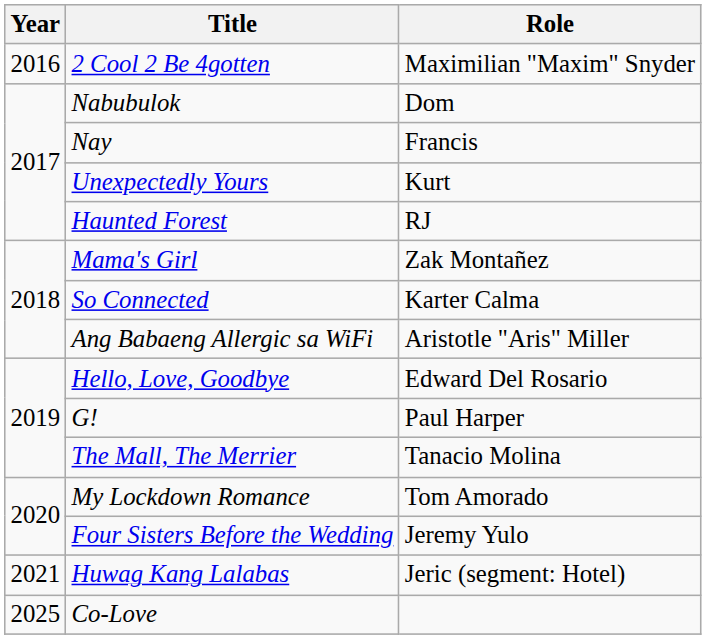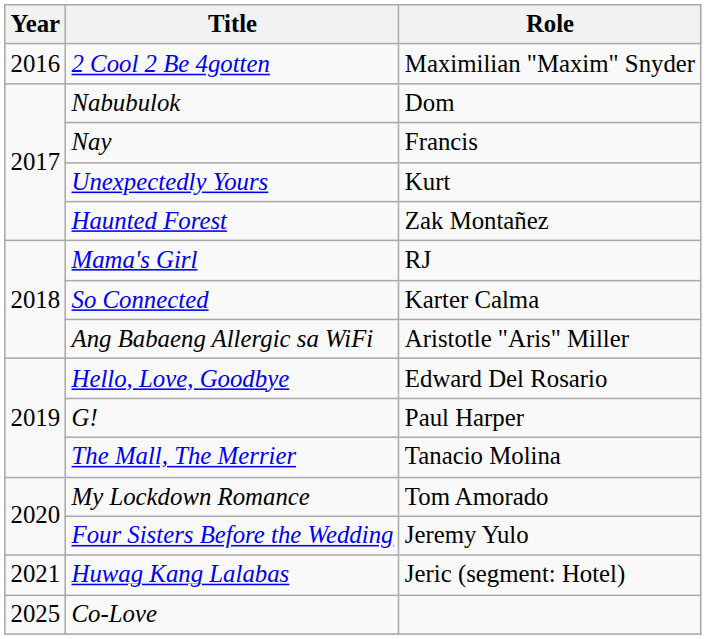(418, 220) RJ -> (477, 220) Zak Montañez
(477, 260) Zak Montañez -> (418, 260) RJ
